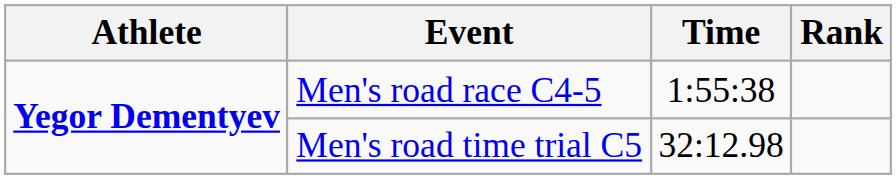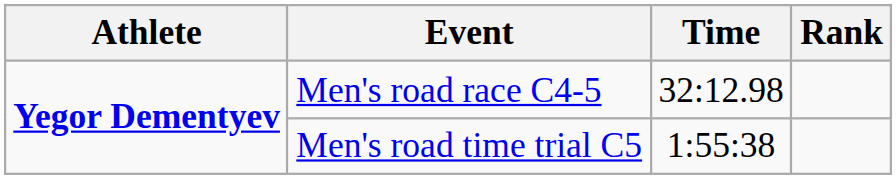(721, 88) 1:55:38 -> (721, 88) 32:12.98
(721, 145) 32:12.98 -> (721, 145) 1:55:38
